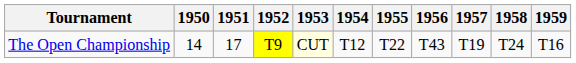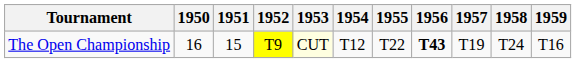(194, 44) 14 -> (194, 44) 16
(233, 44) 17 -> (233, 44) 15
(432, 44) normal -> (432, 44) bold
